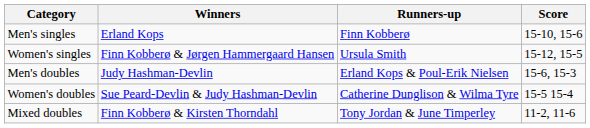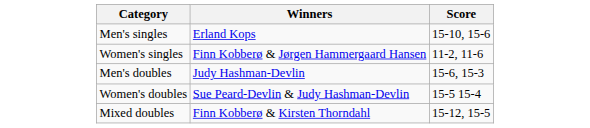- column: (429, 14)
(553, 53) 15-12, 15-5 -> (458, 53) 11-2, 11-6
(550, 113) 11-2, 11-6 -> (461, 113) 15-12, 15-5
